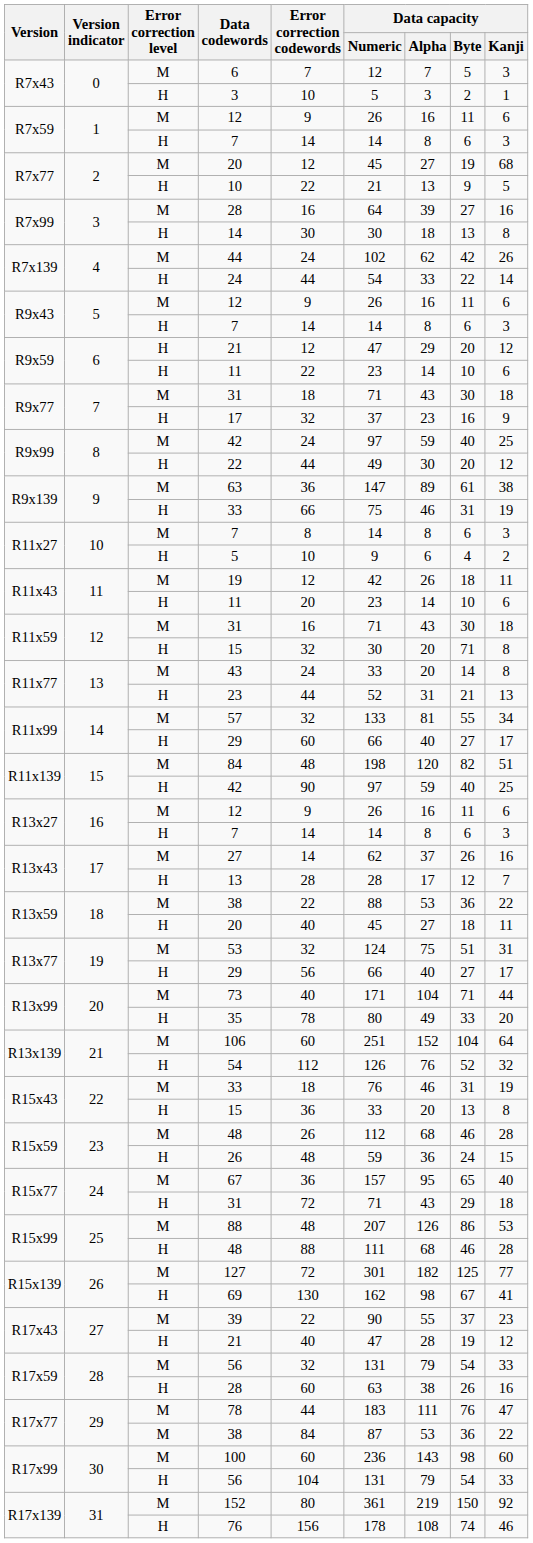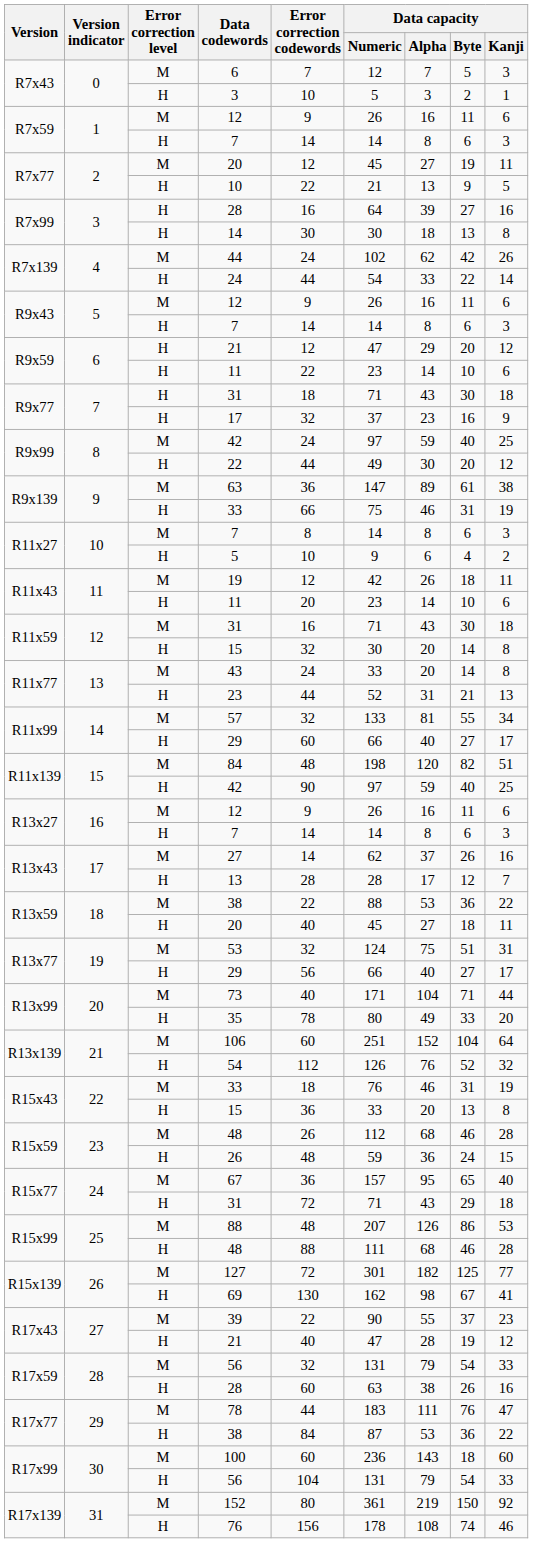(506, 164) 68 -> (506, 164) 11
(163, 210) M -> (163, 210) H
(163, 395) M -> (163, 395) H
(467, 649) 71 -> (467, 649) 14
(163, 1434) M -> (163, 1434) H
(467, 1457) 98 -> (467, 1457) 18
